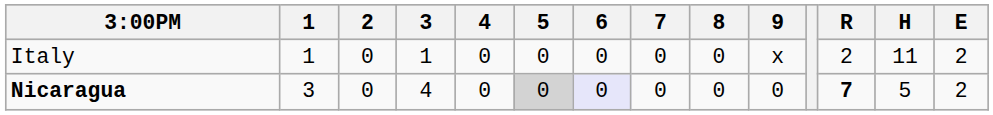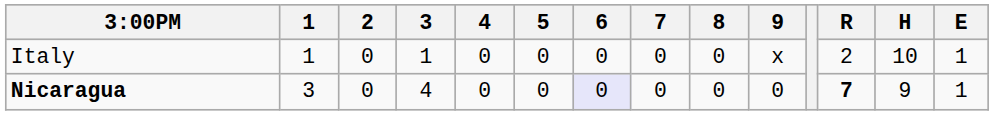(905, 57) 11 -> (905, 57) 10
(961, 57) 2 -> (961, 57) 1
(543, 92) lightgrey background -> (543, 92) no background
(905, 92) 5 -> (905, 92) 9
(961, 92) 2 -> (961, 92) 1
